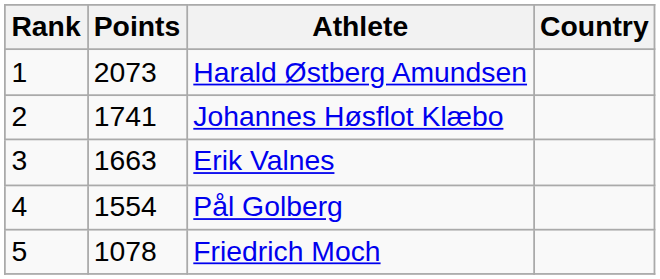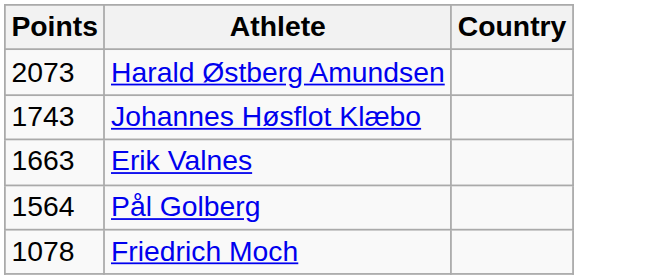- column: (46, 26)
(125, 116) 1741 -> (43, 116) 1743
(125, 206) 1554 -> (43, 206) 1564
